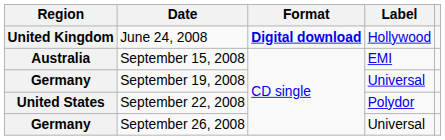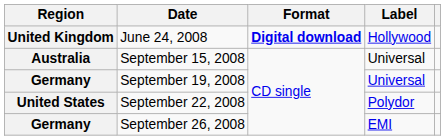(380, 59) EMI -> (396, 59) Universal
(396, 124) Universal -> (380, 124) EMI
